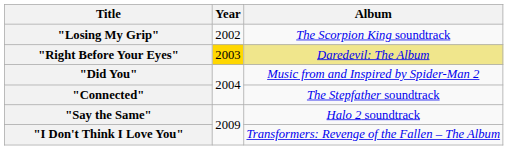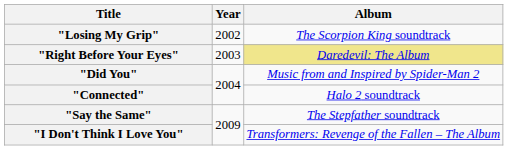(228, 54) gold background -> (228, 54) no background
(373, 94) The Stepfather soundtrack -> (373, 94) Halo 2 soundtrack
(373, 114) Halo 2 soundtrack -> (373, 114) The Stepfather soundtrack
